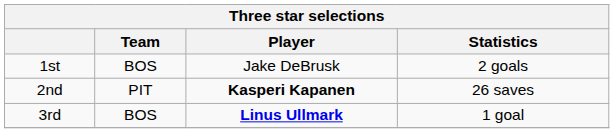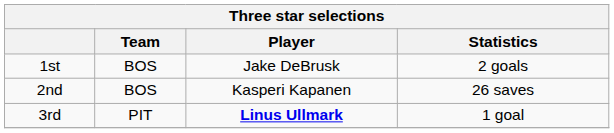(140, 90) PIT -> (140, 90) BOS
(291, 90) bold -> (292, 90) normal
(140, 115) BOS -> (140, 115) PIT
